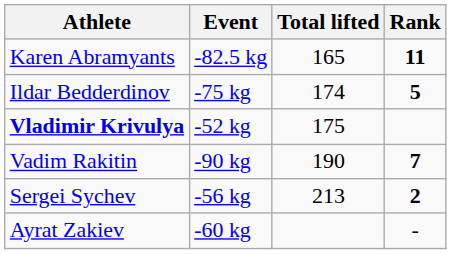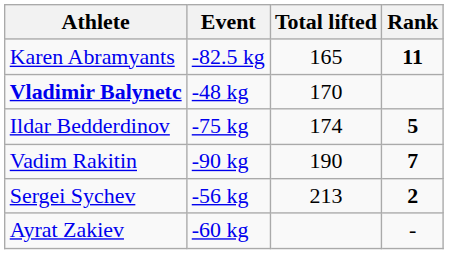+ row: (96, 91)
- row: (97, 126)
